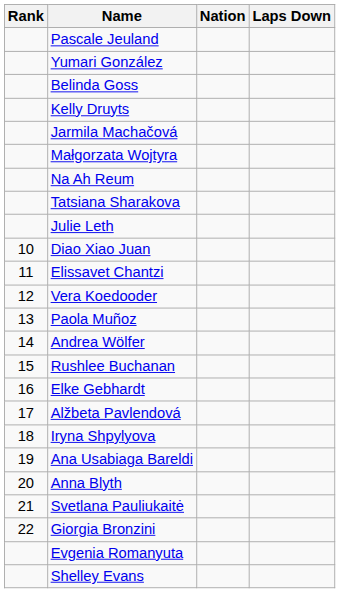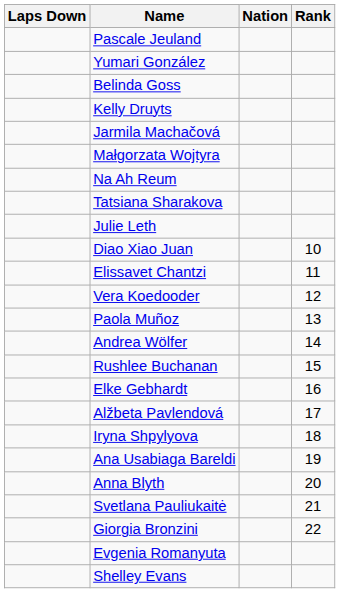columns swapped: (26, 16) <-> (292, 16)
